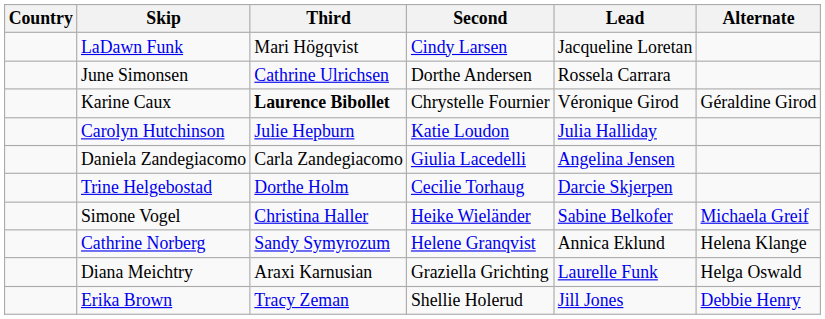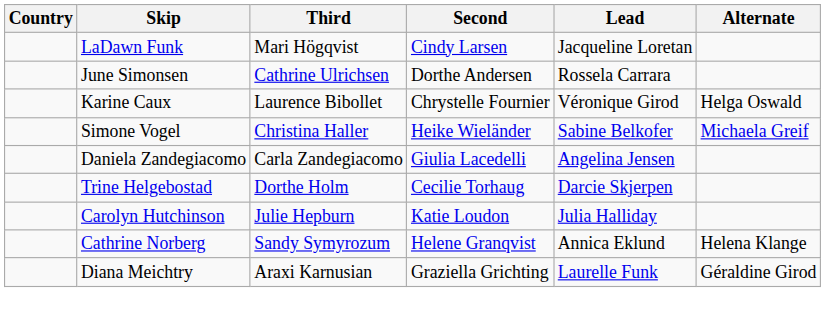(322, 103) bold -> (318, 103) normal
(759, 103) Géraldine Girod -> (751, 103) Helga Oswald
rows swapped: (131, 215) <-> (153, 131)
(751, 272) Helga Oswald -> (759, 272) Géraldine Girod
- row: (127, 300)
